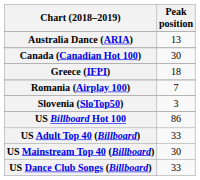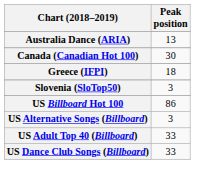- row: (80, 87)
+ row: (78, 119)
- row: (80, 151)
